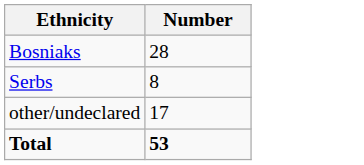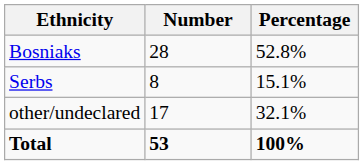+ column: (305, 19)
